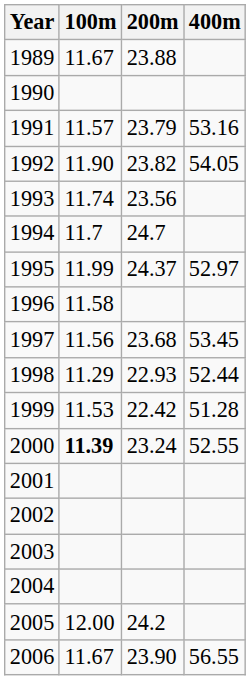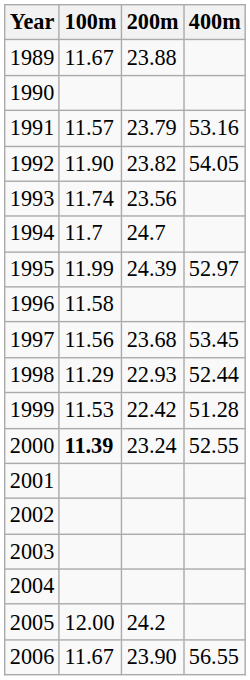(152, 269) 24.37 -> (152, 269) 24.39
